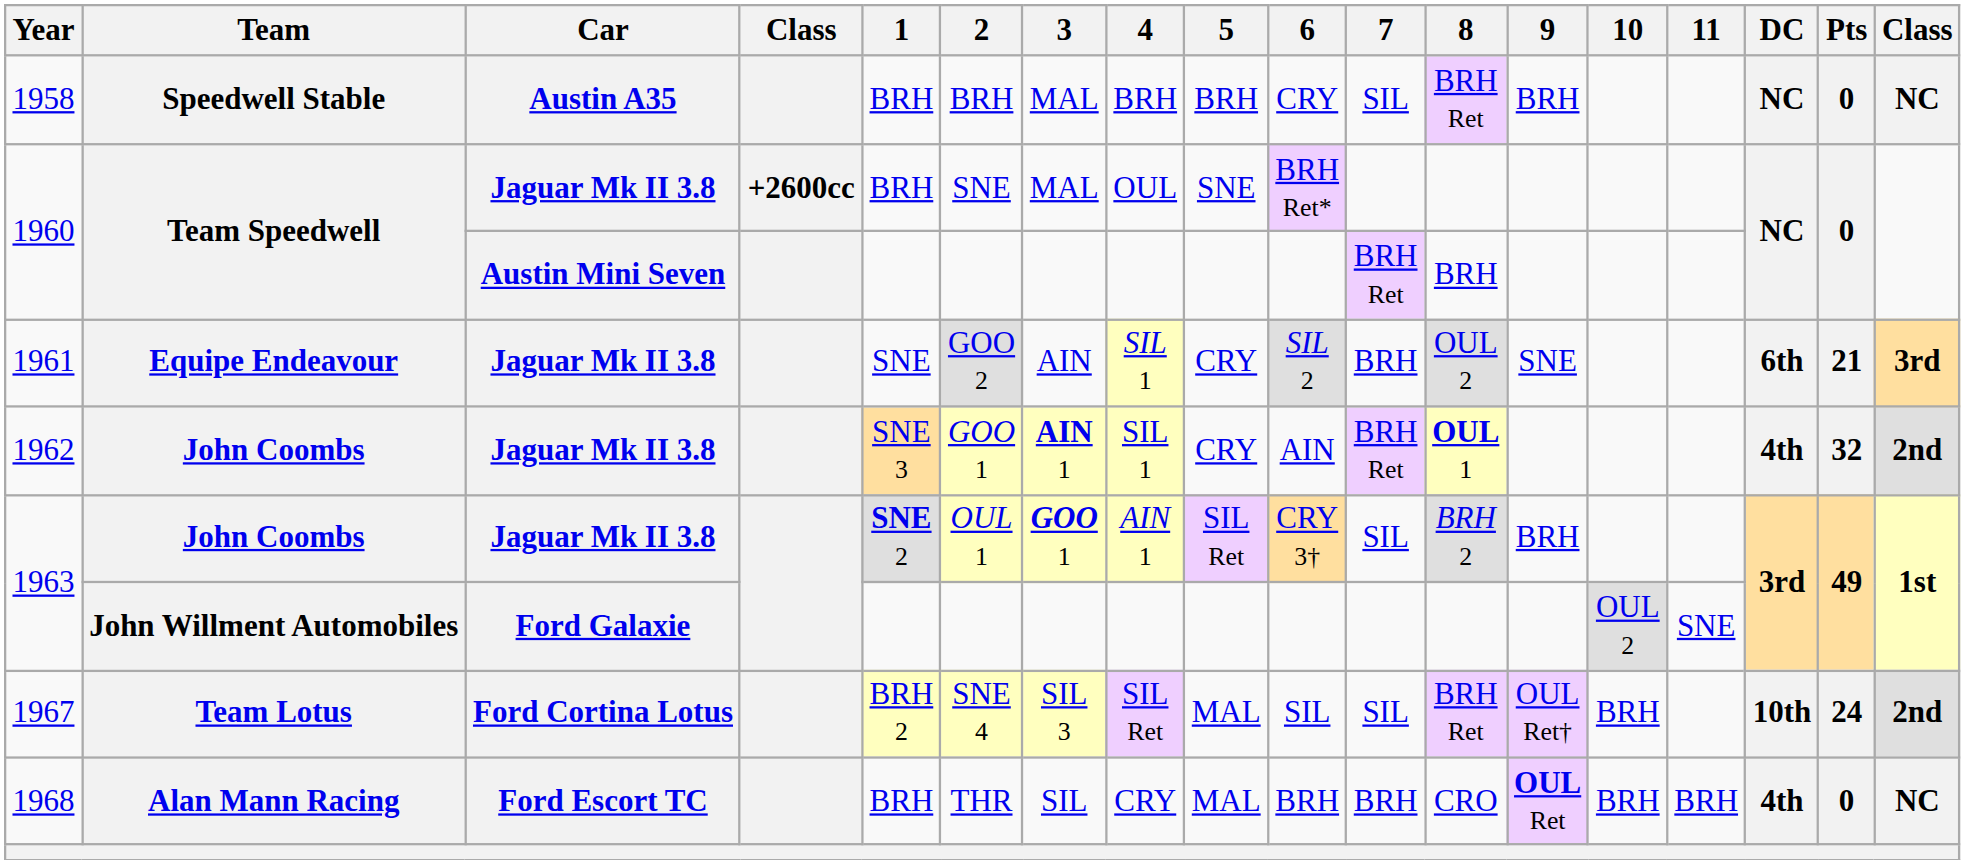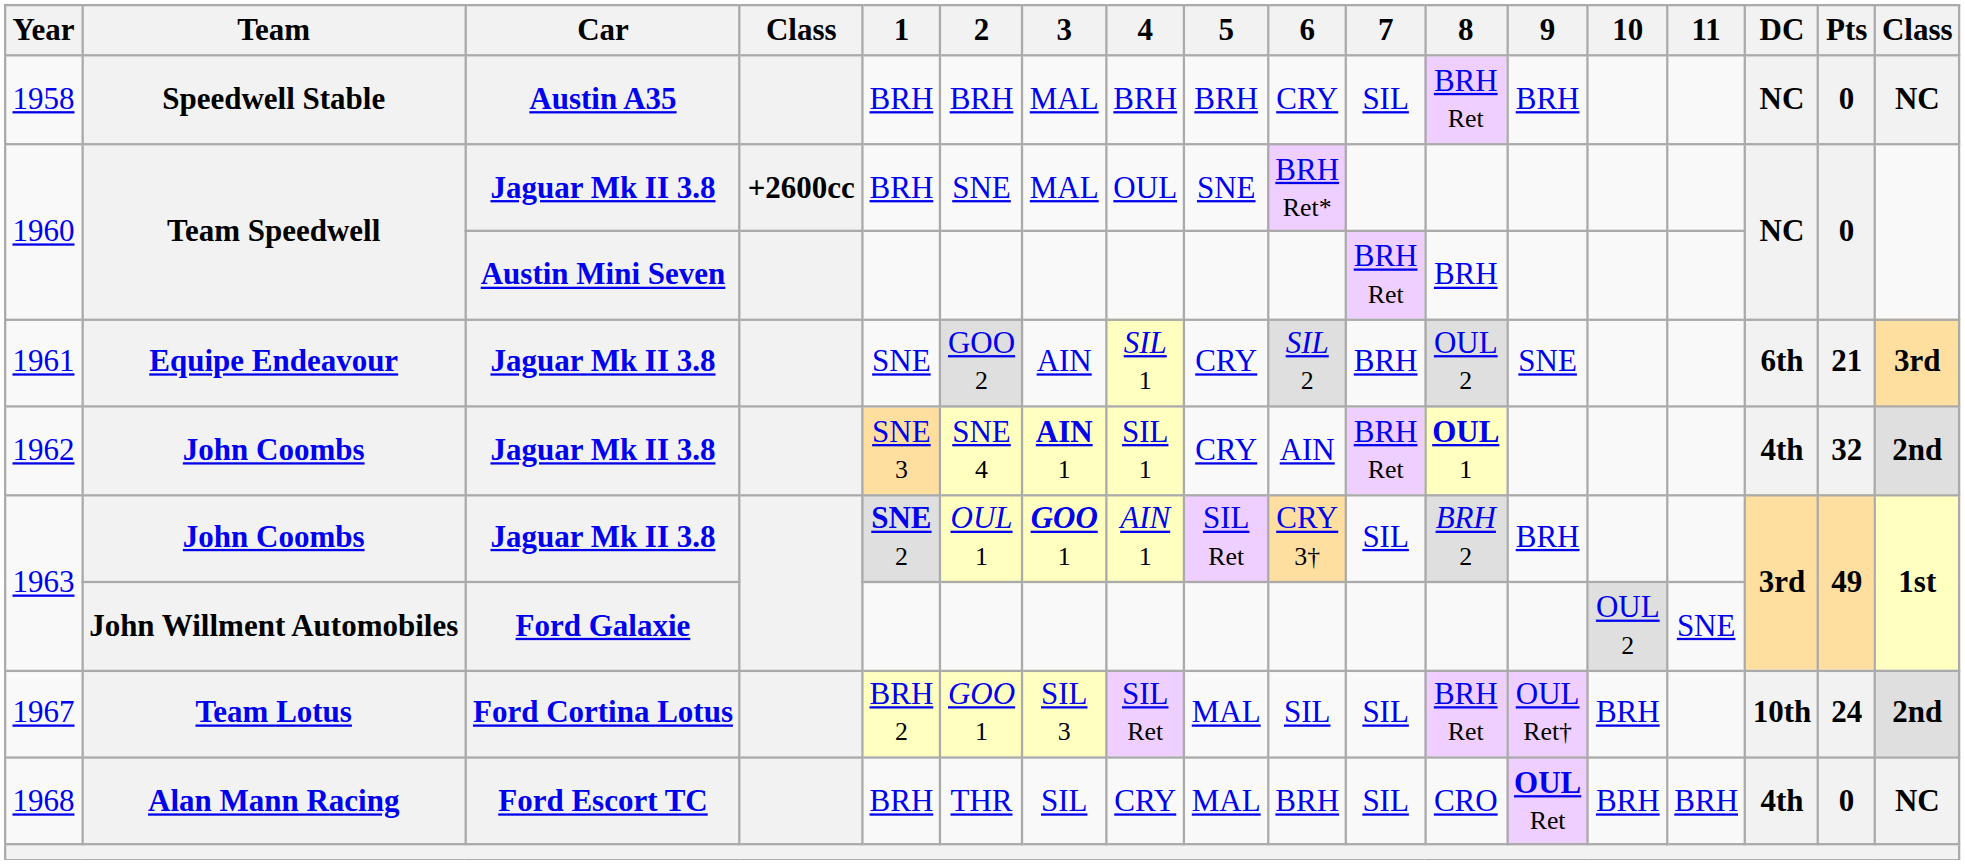(982, 448) GOO 1 -> (982, 448) SNE 4
(982, 711) SNE 4 -> (982, 711) GOO 1
(1386, 800) BRH -> (1386, 800) SIL
